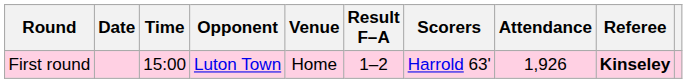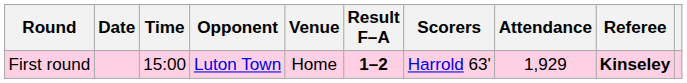(374, 64) normal -> (374, 64) bold
(545, 64) 1,926 -> (545, 64) 1,929
